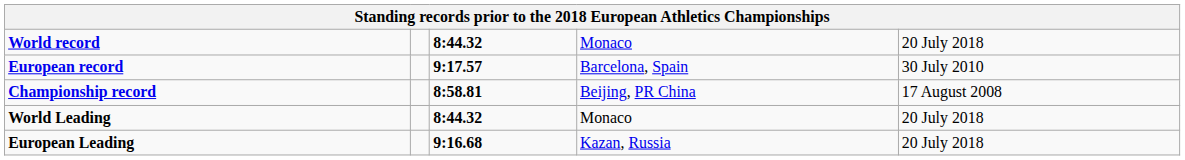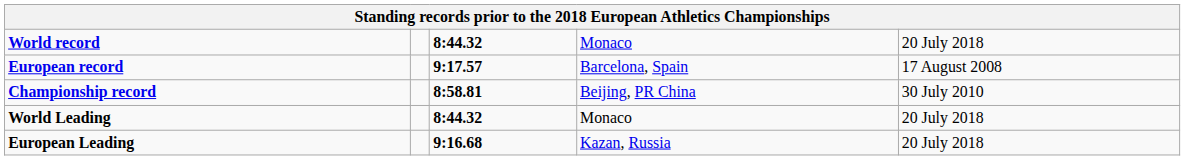(943, 67) 30 July 2010 -> (952, 67) 17 August 2008
(952, 92) 17 August 2008 -> (943, 92) 30 July 2010
